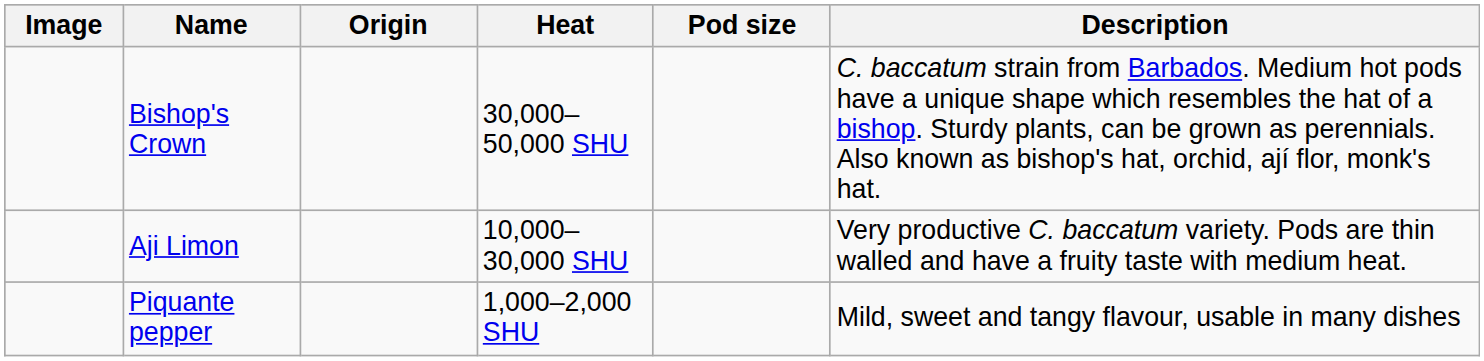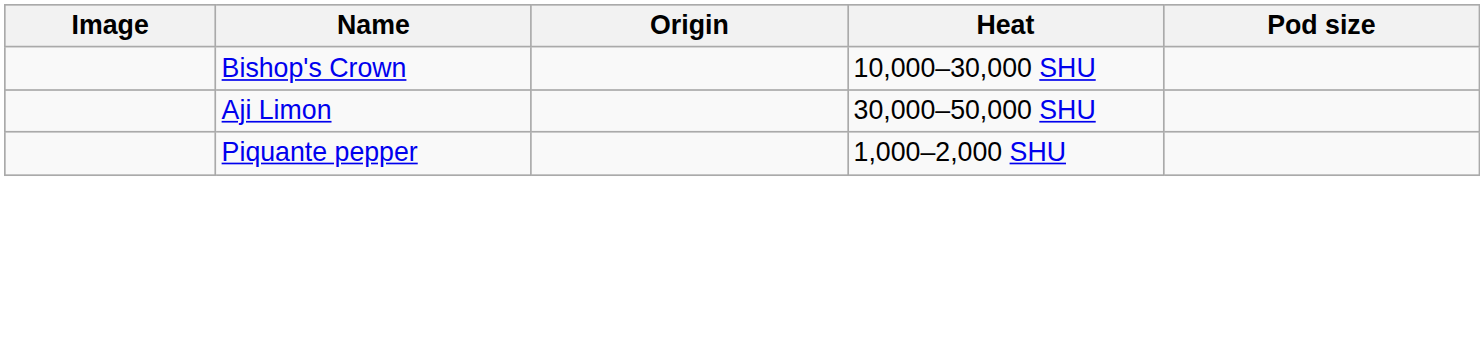- column: (1155, 25)
(556, 128) 30,000–50,000 SHU -> (975, 68) 10,000–30,000 SHU
(556, 245) 10,000–30,000 SHU -> (975, 110) 30,000–50,000 SHU
